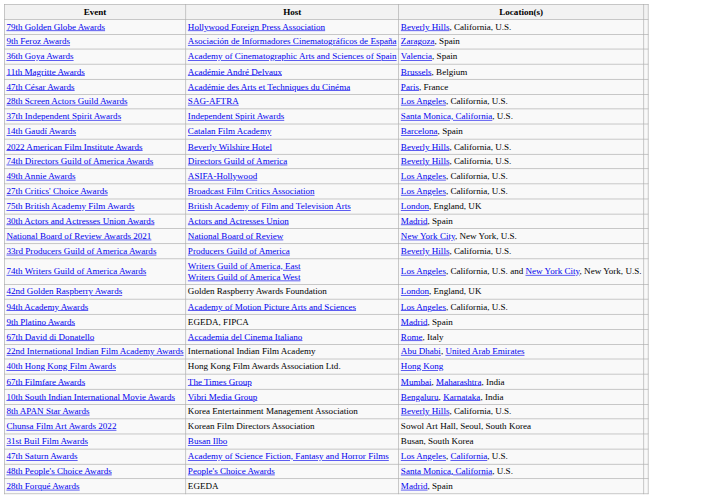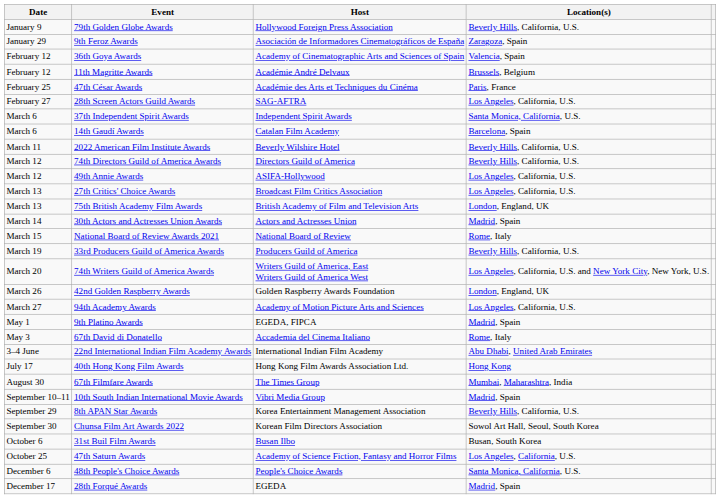+ column: (38, 12)
(459, 236) New York City, New York, U.S. -> (490, 236) Rome, Italy
(452, 397) Bengaluru, Karnataka, India -> (494, 397) Madrid, Spain
